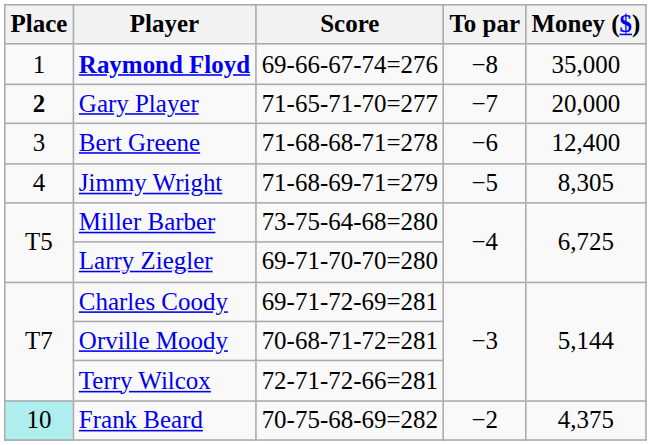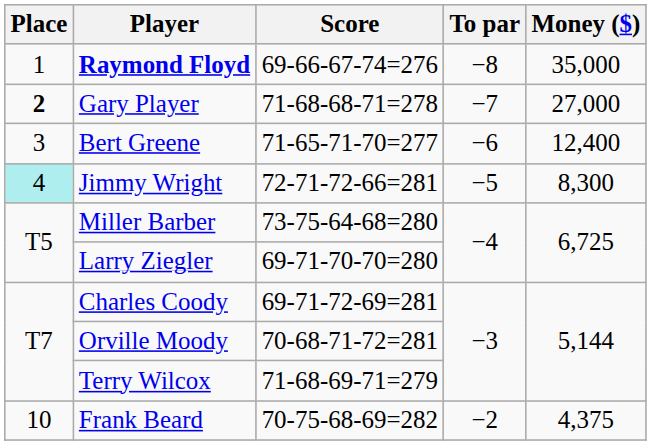(350, 103) 71-65-71-70=277 -> (350, 103) 71-68-68-71=278
(586, 103) 20,000 -> (586, 103) 27,000
(350, 143) 71-68-68-71=278 -> (350, 143) 71-65-71-70=277
(39, 182) no background -> (39, 182) paleturquoise background
(350, 182) 71-68-69-71=279 -> (350, 182) 72-71-72-66=281
(586, 182) 8,305 -> (586, 182) 8,300
(350, 380) 72-71-72-66=281 -> (350, 380) 71-68-69-71=279
(39, 420) paleturquoise background -> (39, 420) no background
